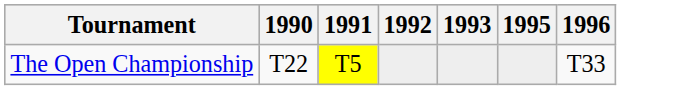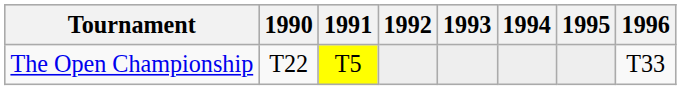+ column: (527, 24)
